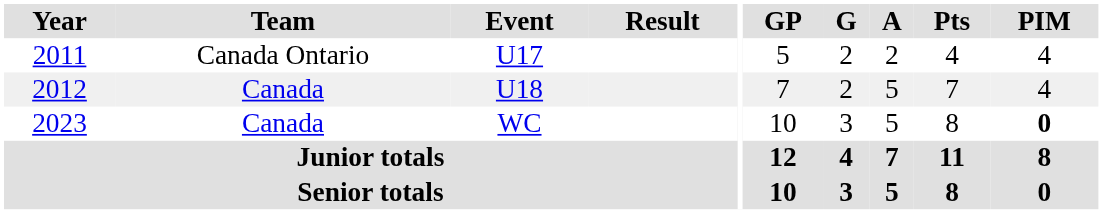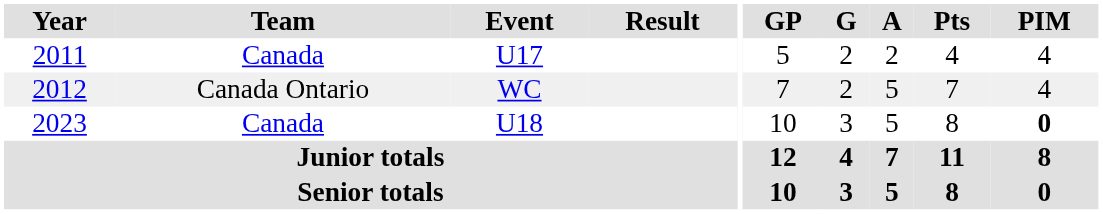(283, 54) Canada Ontario -> (283, 54) Canada
(283, 89) Canada -> (283, 89) Canada Ontario
(519, 89) U18 -> (519, 89) WC
(519, 123) WC -> (519, 123) U18
